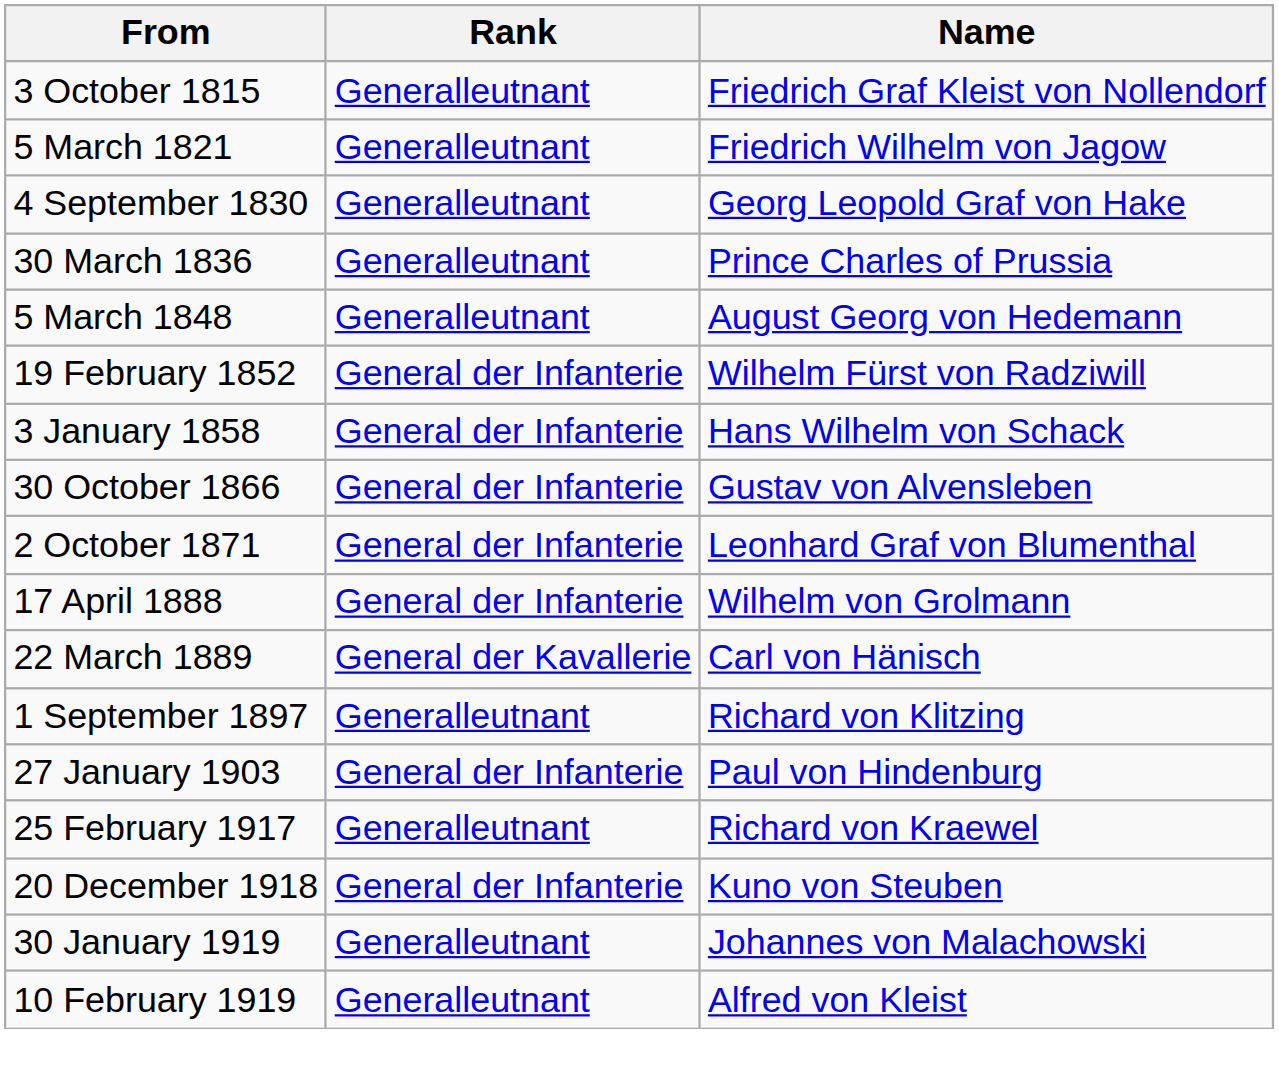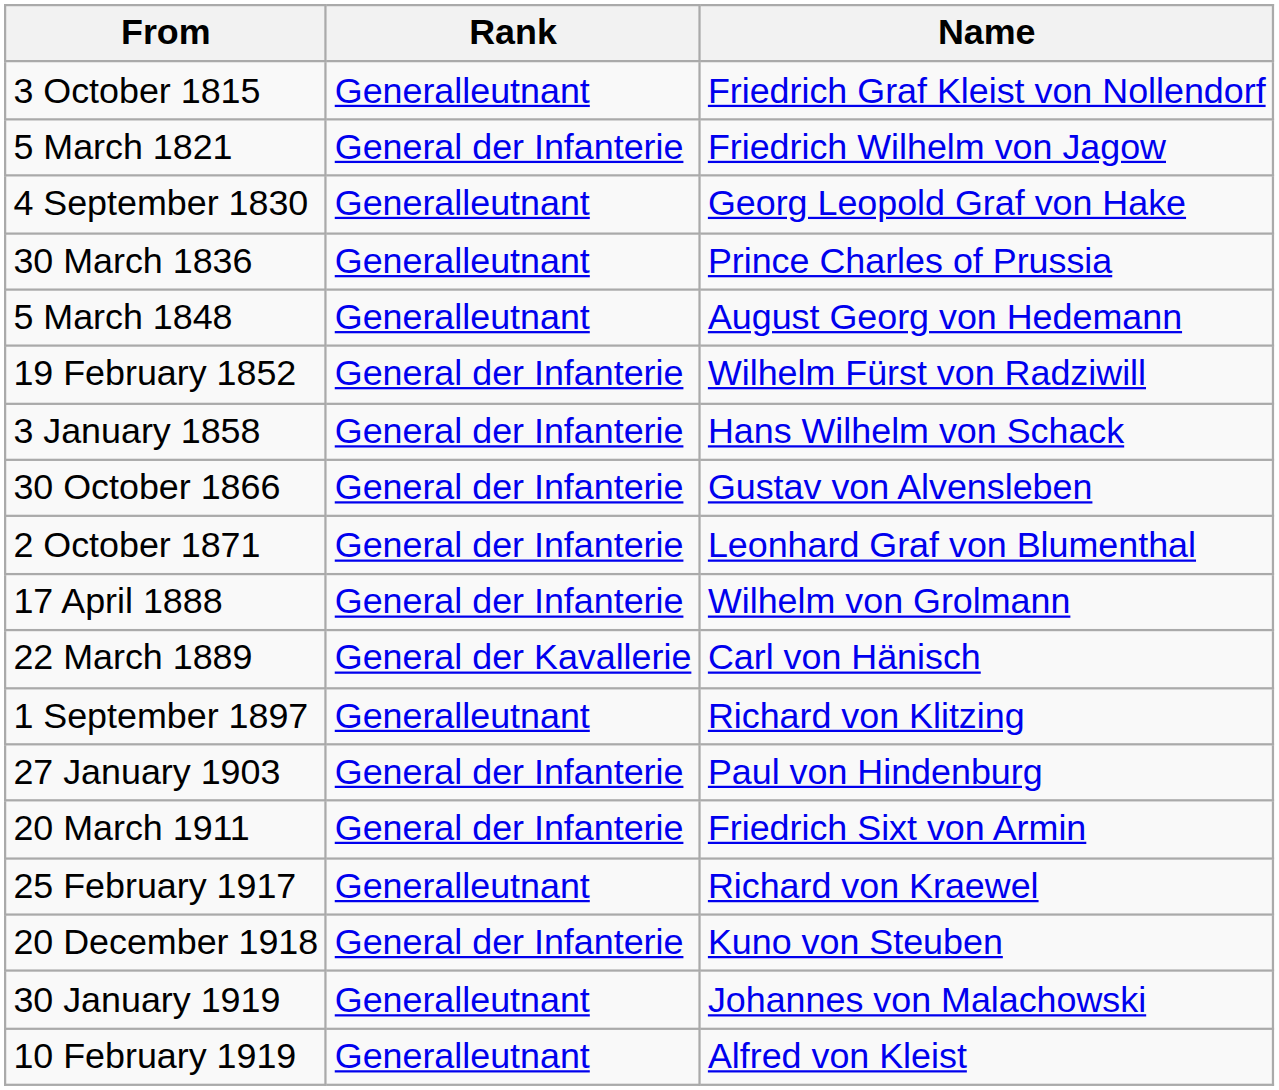(462, 146) Generalleutnant -> (509, 146) General der Infanterie
+ row: (132, 828)
